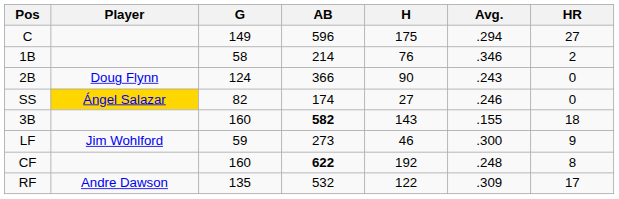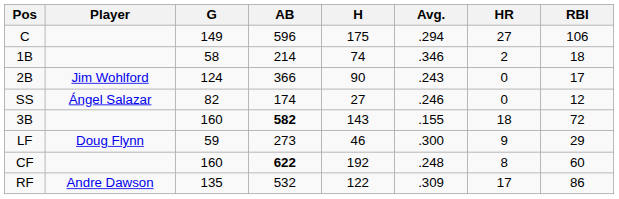+ column: (577, 15)
(406, 57) 76 -> (358, 57) 74
(124, 78) Doug Flynn -> (110, 78) Jim Wohlford
(124, 99) gold background -> (110, 99) no background
(124, 141) Jim Wohlford -> (110, 141) Doug Flynn
